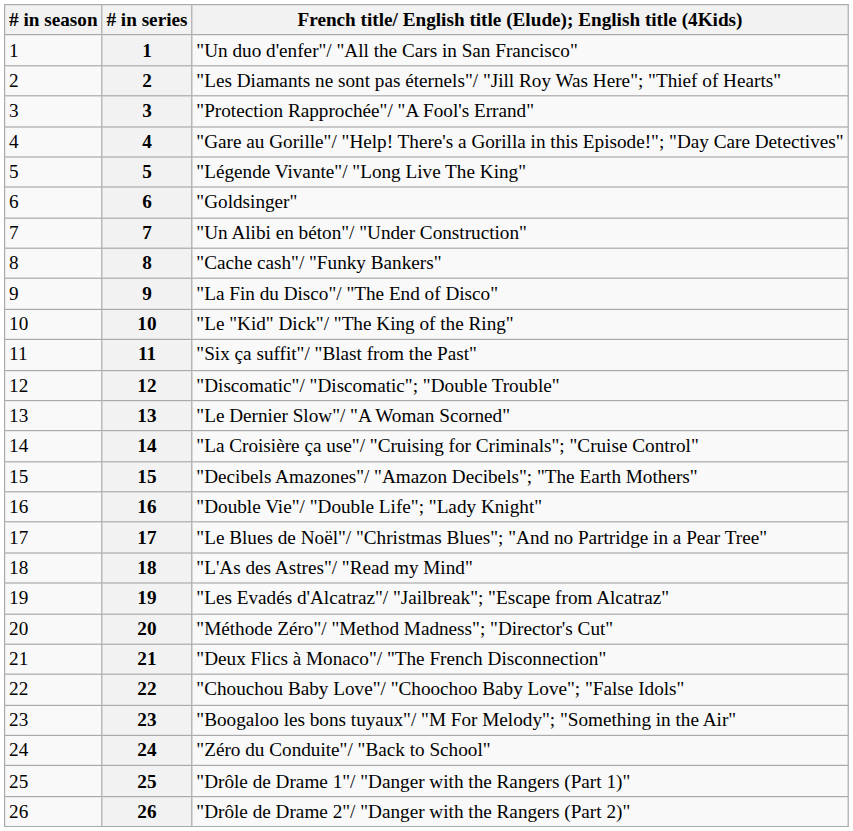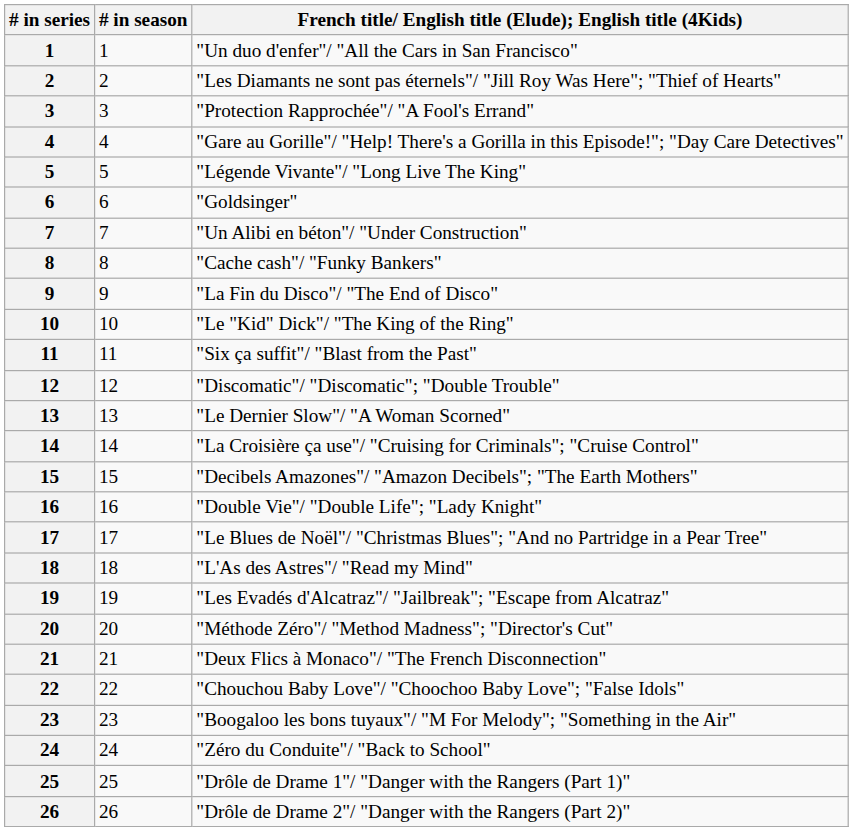columns swapped: (147, 19) <-> (53, 19)
